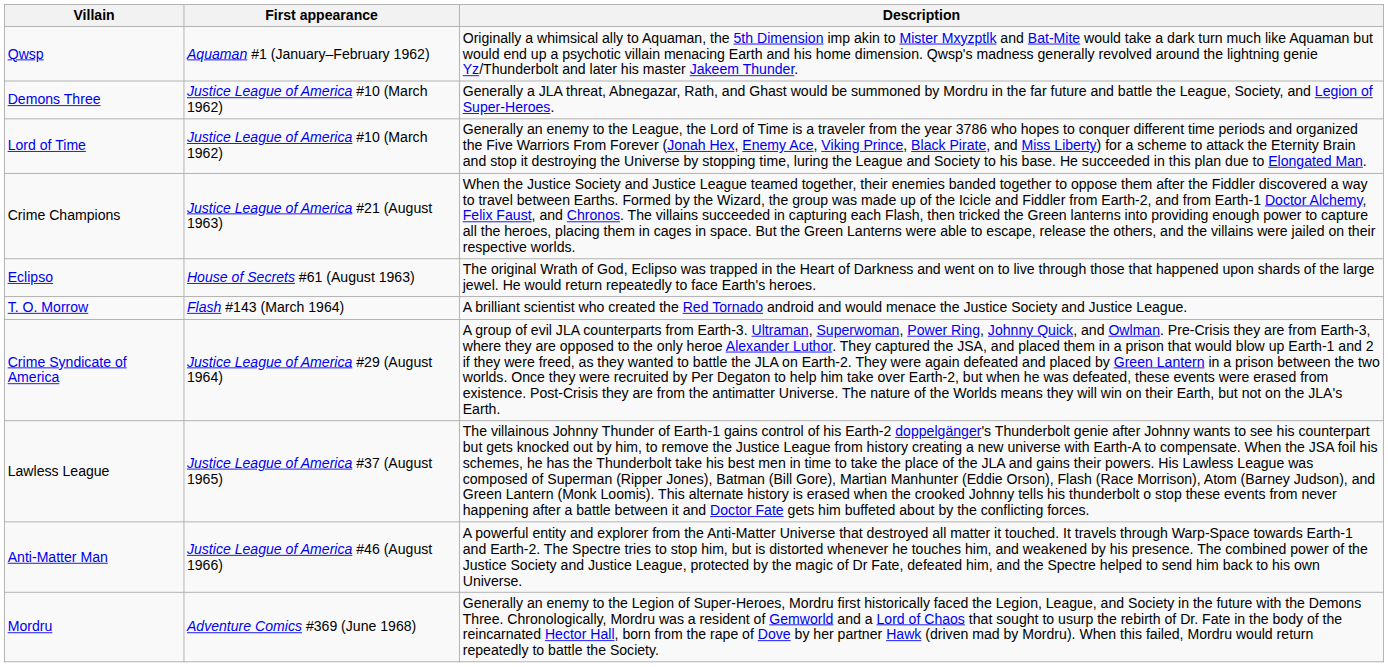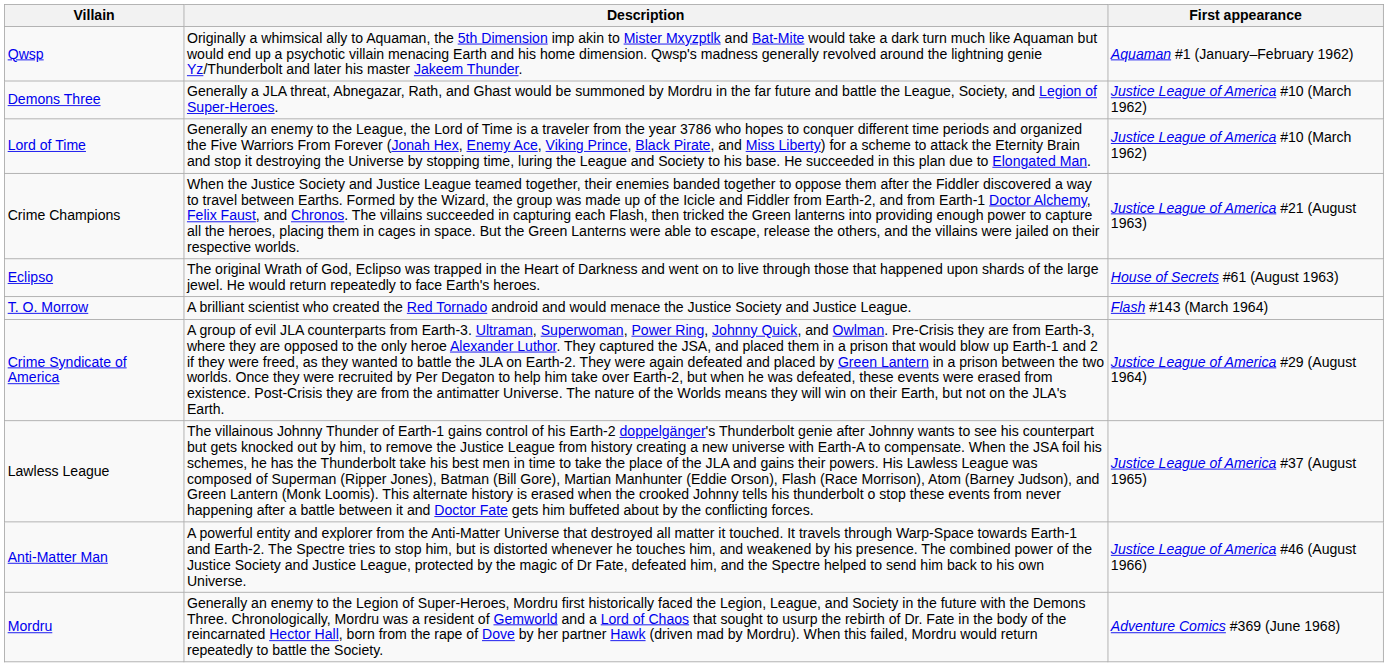columns swapped: (322, 15) <-> (921, 15)
